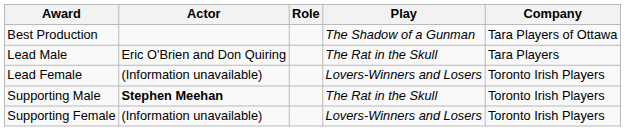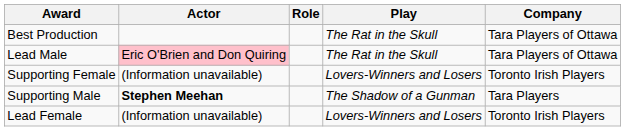(400, 34) The Shadow of a Gunman -> (381, 34) The Rat in the Skull
(204, 55) no background -> (204, 55) pink background
(523, 55) Tara Players -> (553, 55) Tara Players of Ottawa
rows swapped: (45, 75) <-> (61, 116)
(381, 95) The Rat in the Skull -> (400, 95) The Shadow of a Gunman
(546, 95) Toronto Irish Players -> (523, 95) Tara Players
